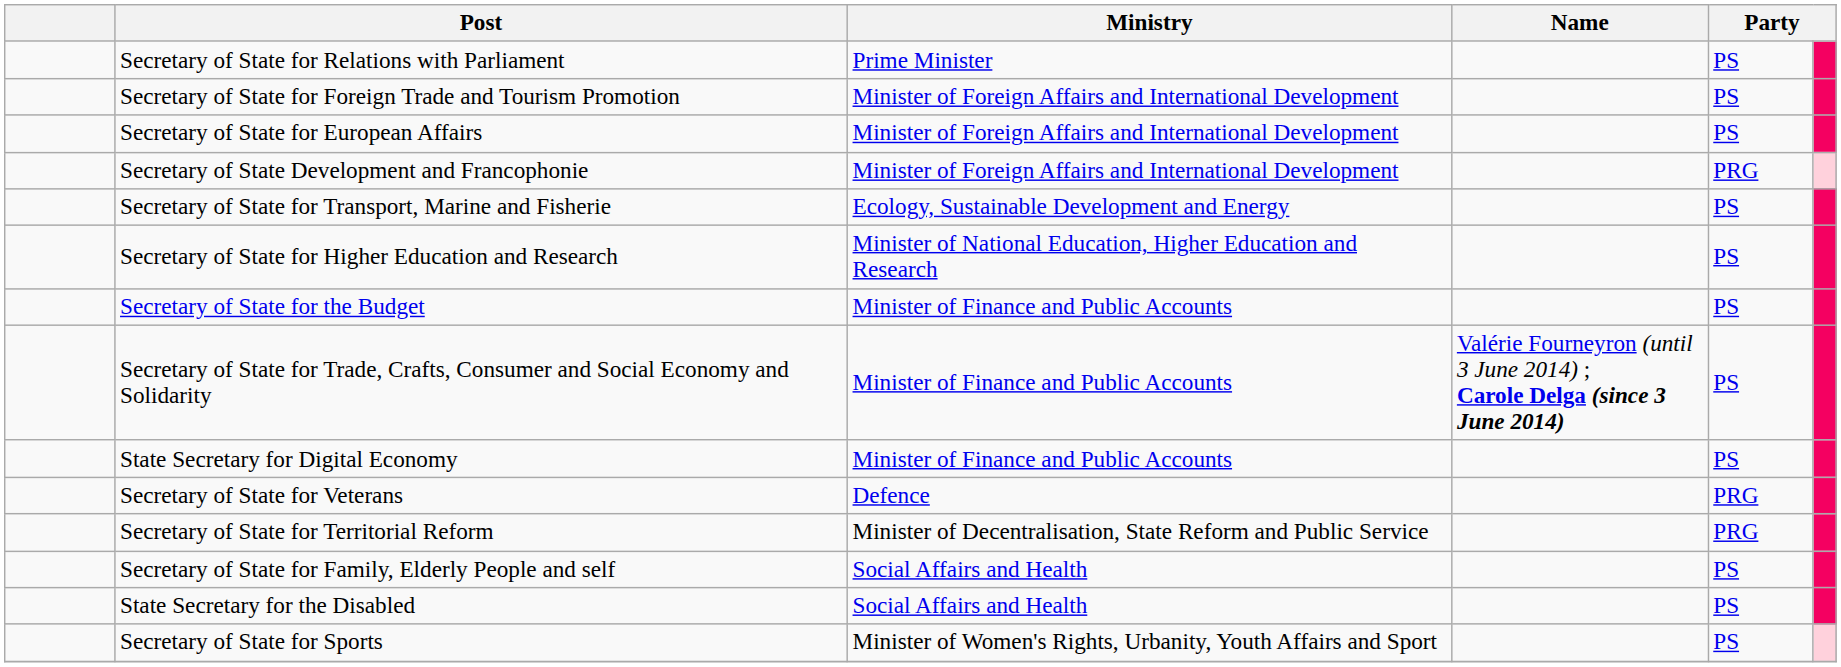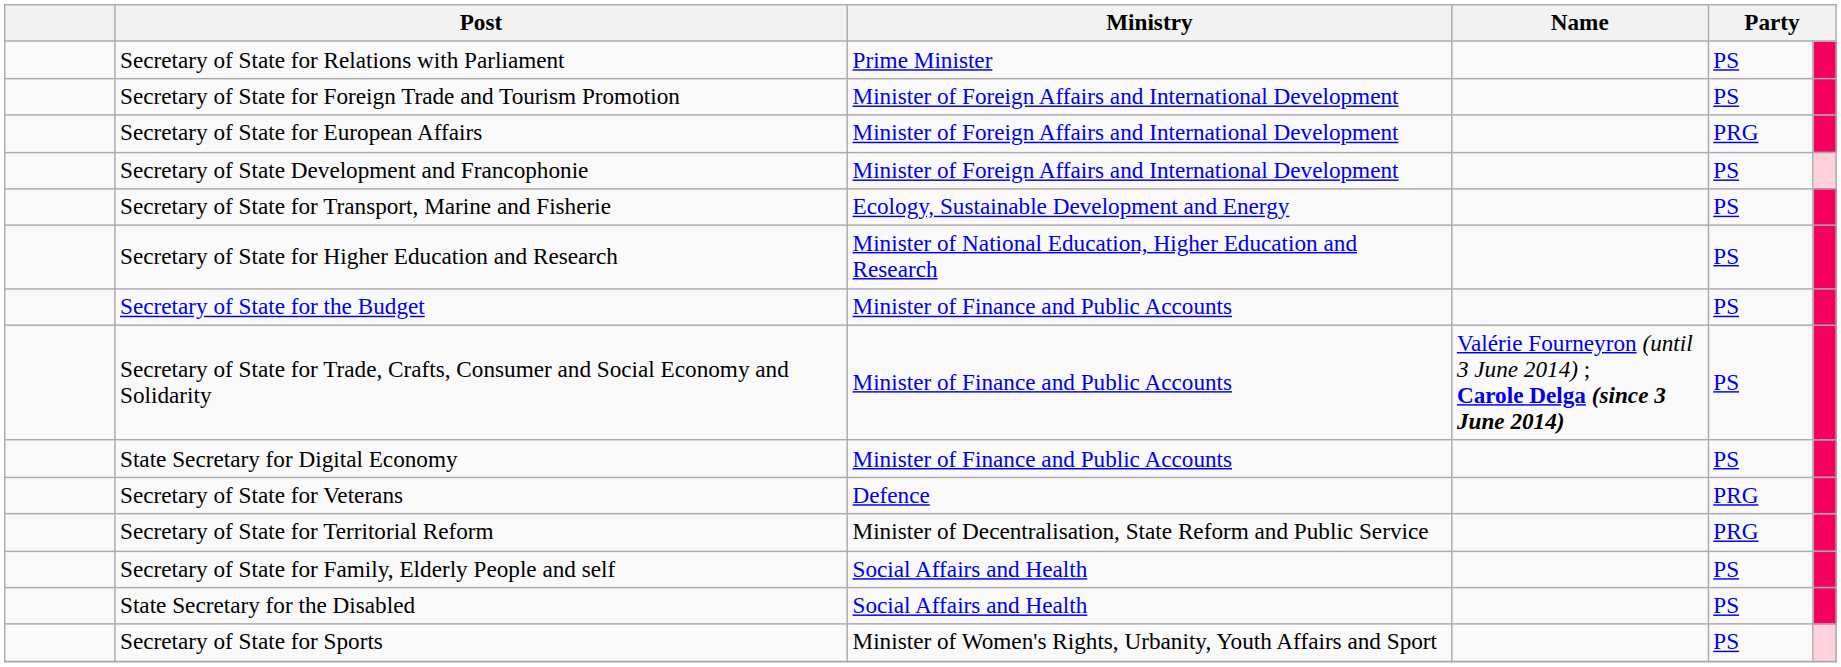(1726, 133) PS -> (1736, 133) PRG
(1736, 170) PRG -> (1726, 170) PS
